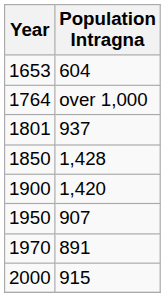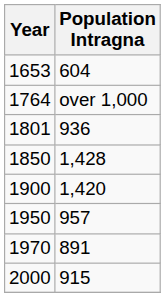(75, 129) 937 -> (75, 129) 936
(75, 218) 907 -> (75, 218) 957
